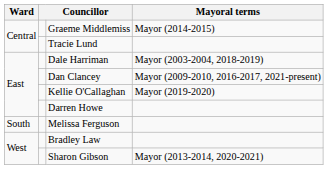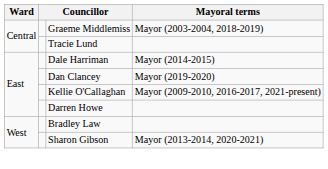(175, 28) Mayor (2014-2015) -> (199, 28) Mayor (2003-2004, 2018-2019)
(199, 60) Mayor (2003-2004, 2018-2019) -> (175, 60) Mayor (2014-2015)
(228, 76) Mayor (2009-2010, 2016-2017, 2021-present) -> (175, 76) Mayor (2019-2020)
(175, 92) Mayor (2019-2020) -> (228, 92) Mayor (2009-2010, 2016-2017, 2021-present)
- row: (84, 124)
